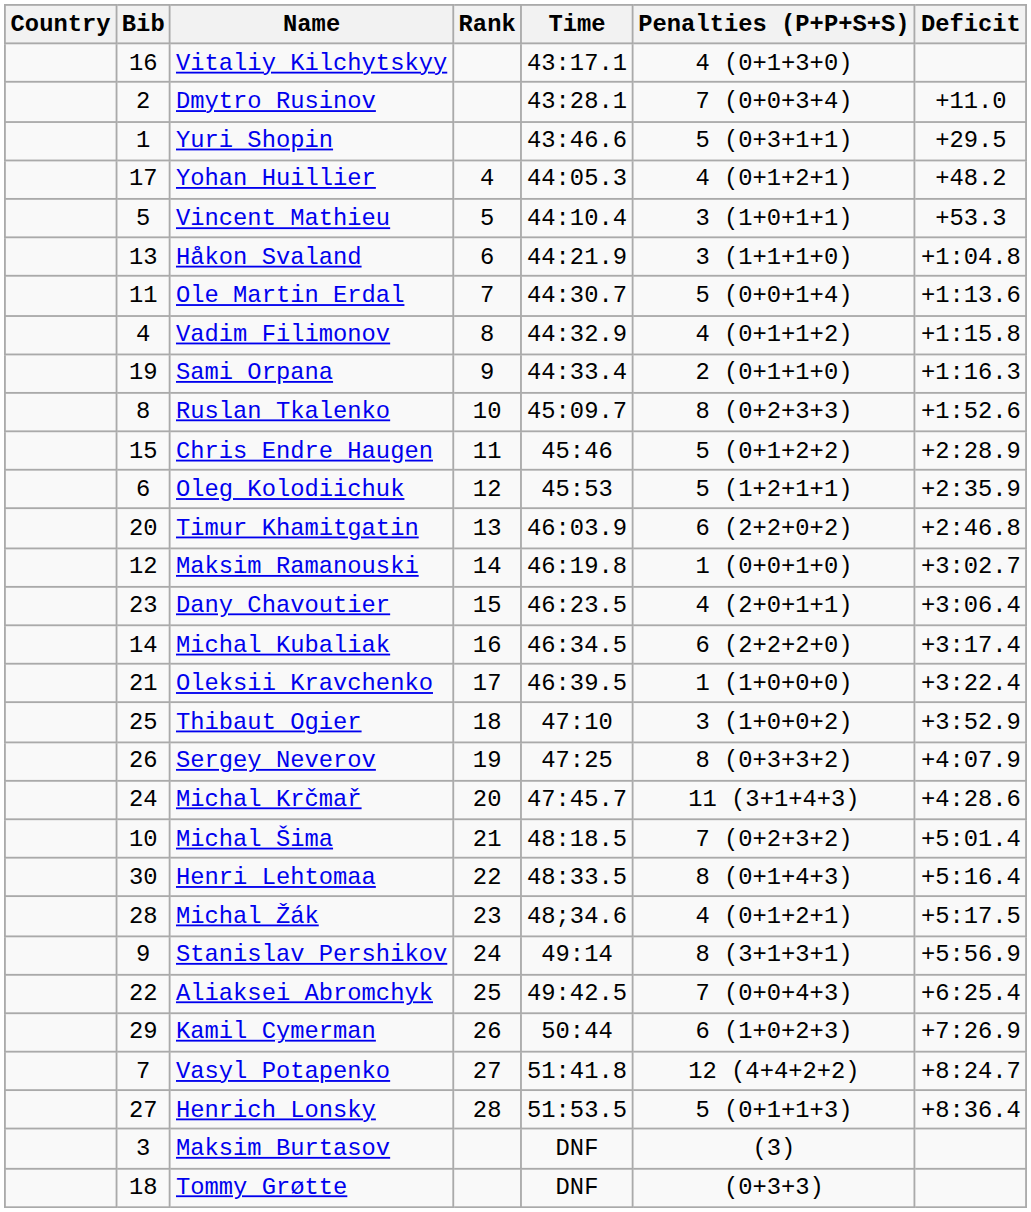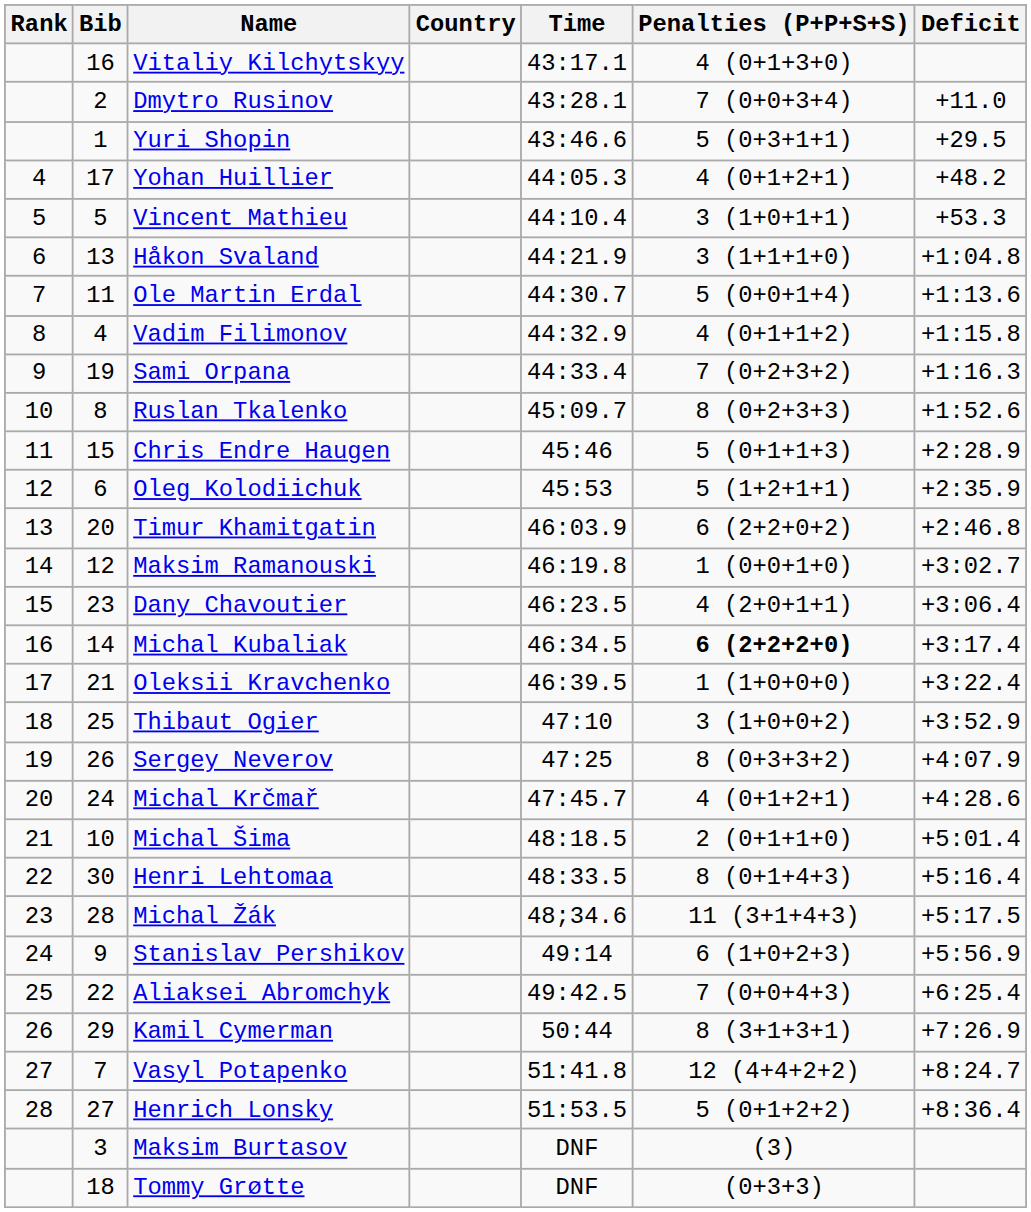columns swapped: (487, 24) <-> (61, 24)
(774, 373) 2 (0+1+1+0) -> (774, 373) 7 (0+2+3+2)
(774, 451) 5 (0+1+2+2) -> (774, 451) 5 (0+1+1+3)
(774, 645) normal -> (774, 645) bold
(774, 800) 11 (3+1+4+3) -> (774, 800) 4 (0+1+2+1)
(774, 839) 7 (0+2+3+2) -> (774, 839) 2 (0+1+1+0)
(774, 916) 4 (0+1+2+1) -> (774, 916) 11 (3+1+4+3)
(774, 955) 8 (3+1+3+1) -> (774, 955) 6 (1+0+2+3)
(774, 1032) 6 (1+0+2+3) -> (774, 1032) 8 (3+1+3+1)
(774, 1110) 5 (0+1+1+3) -> (774, 1110) 5 (0+1+2+2)
